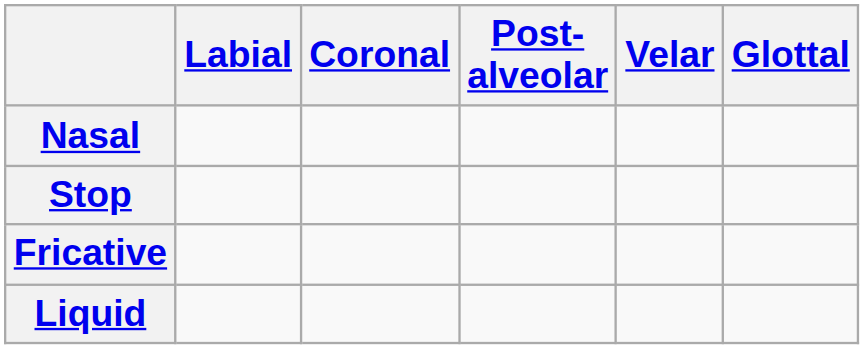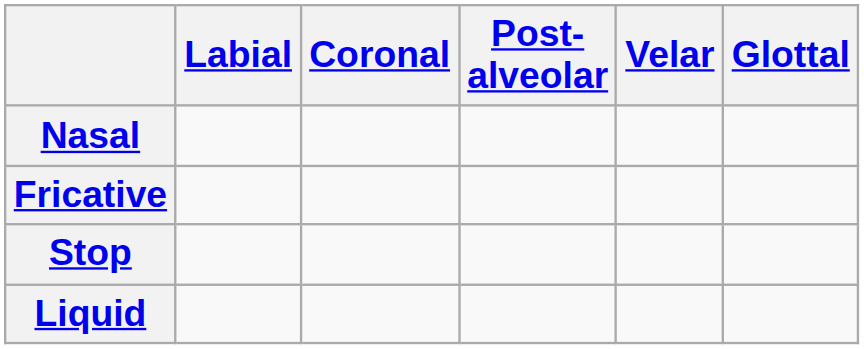rows swapped: (90, 194) <-> (90, 253)
